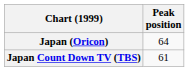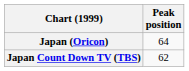(164, 58) 61 -> (164, 58) 62
